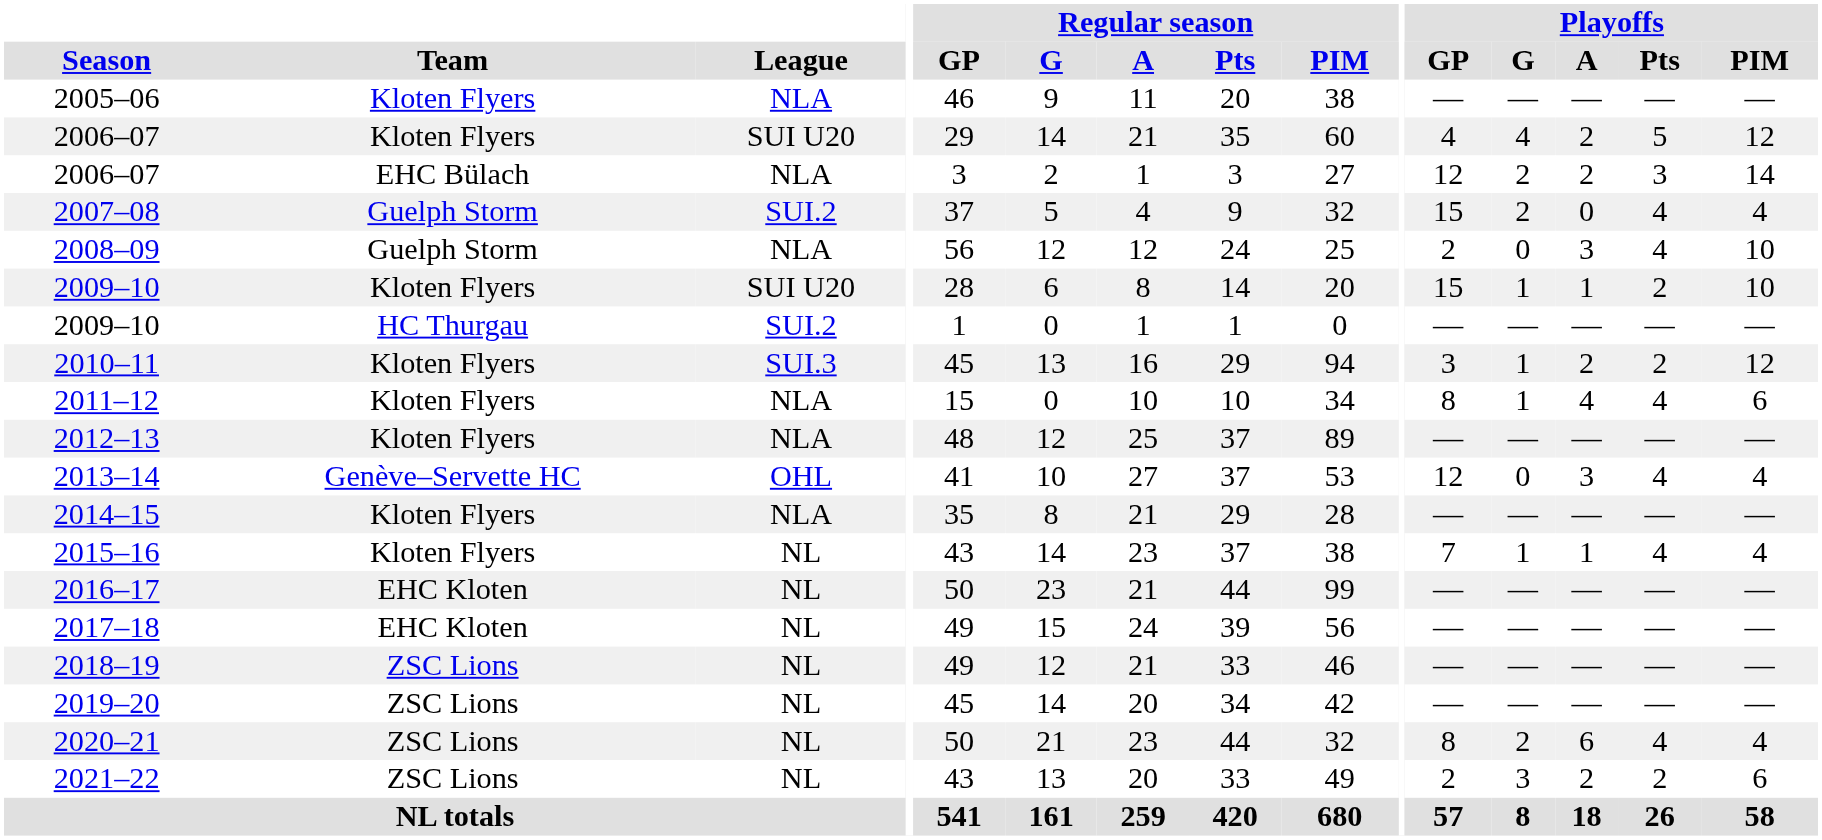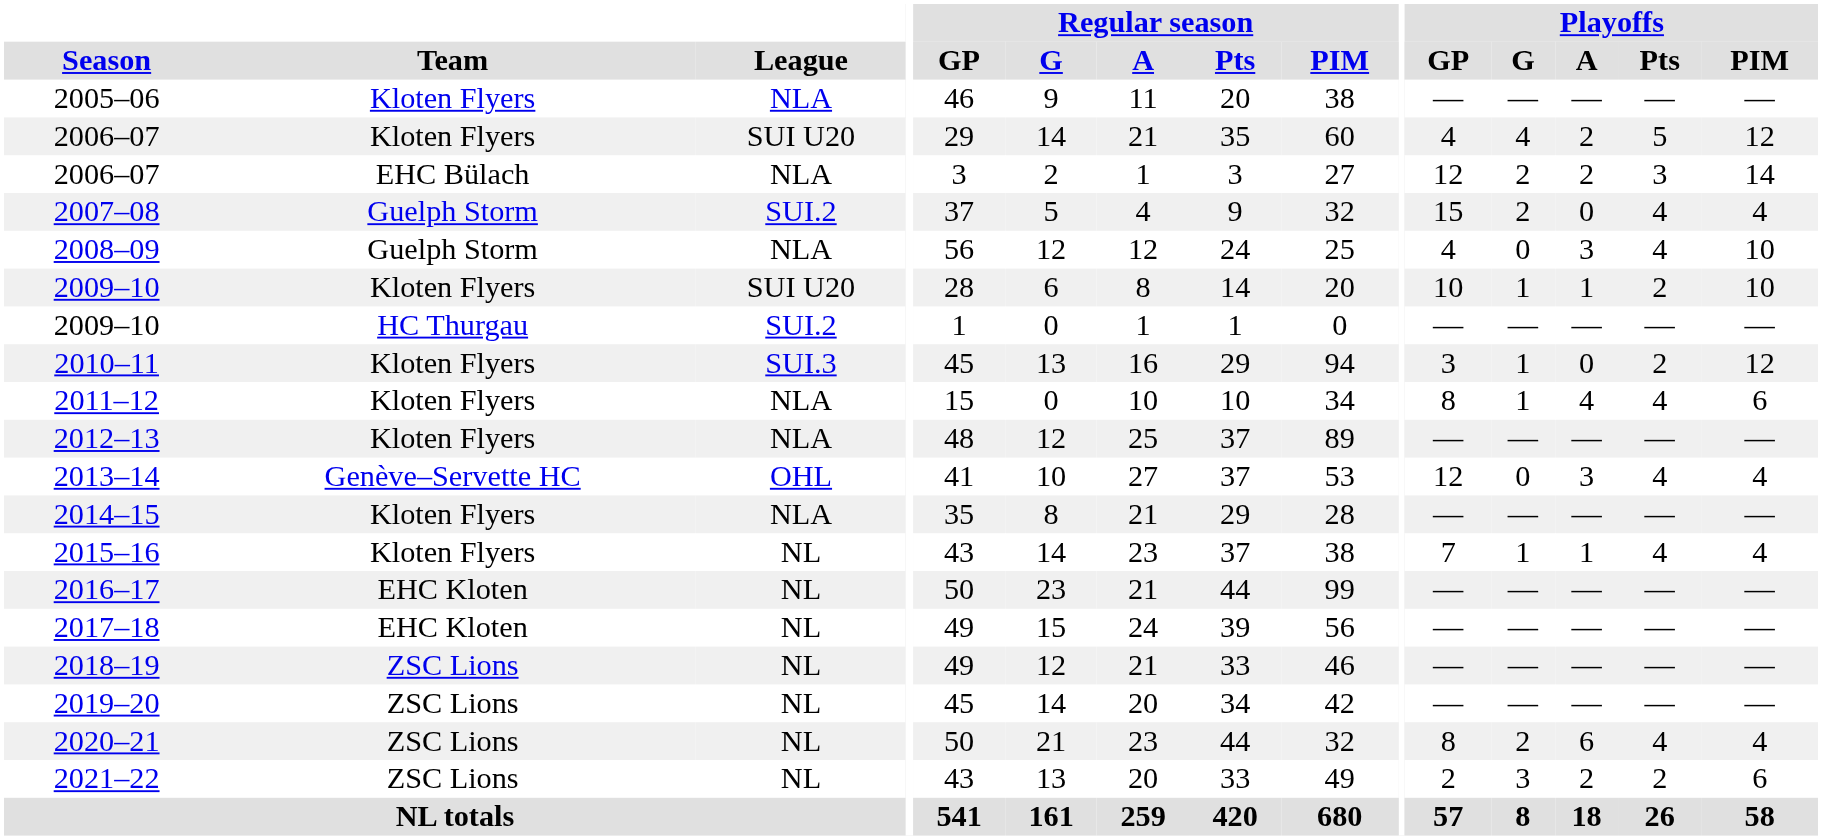(1448, 249) 2 -> (1448, 249) 4
(1448, 287) 15 -> (1448, 287) 10
(1587, 362) 2 -> (1587, 362) 0
